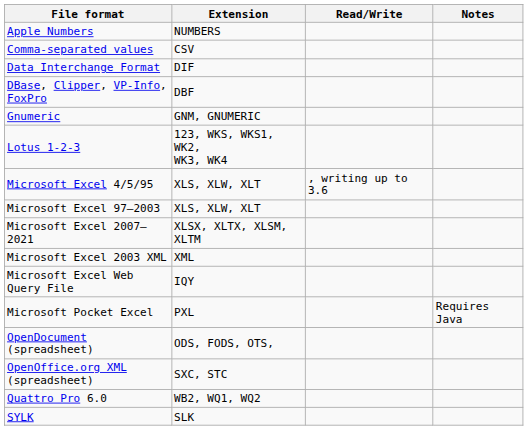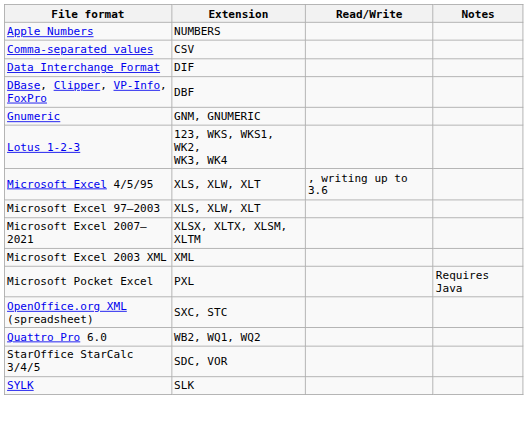- row: (70, 282)
- row: (50, 343)
+ row: (70, 361)
